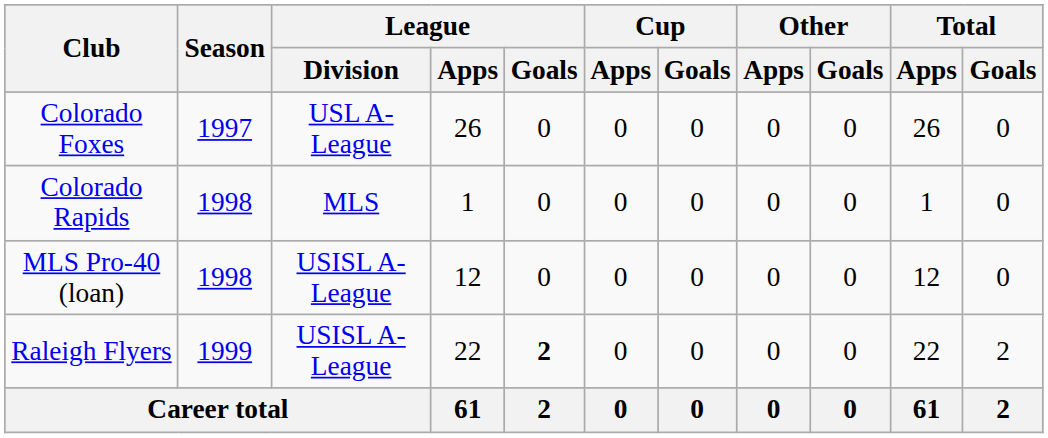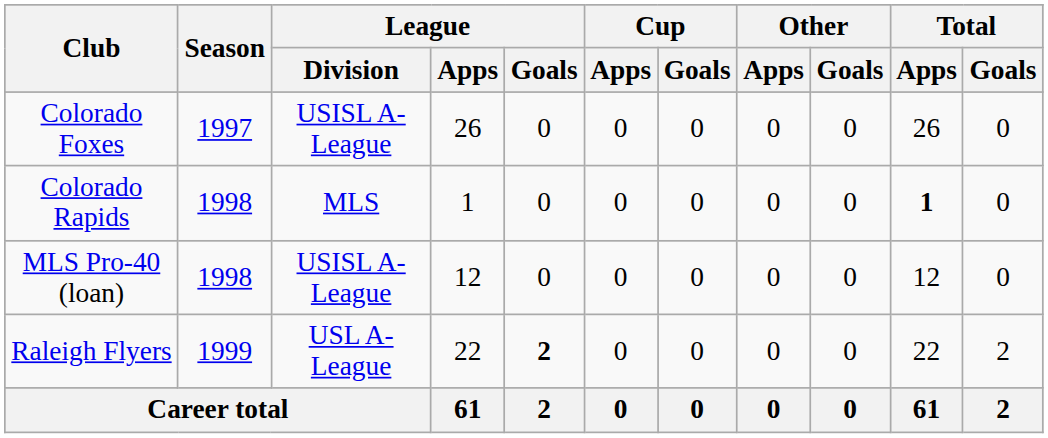(351, 128) USL A-League -> (351, 128) USISL A-League
(927, 202) normal -> (927, 202) bold
(351, 350) USISL A-League -> (351, 350) USL A-League
